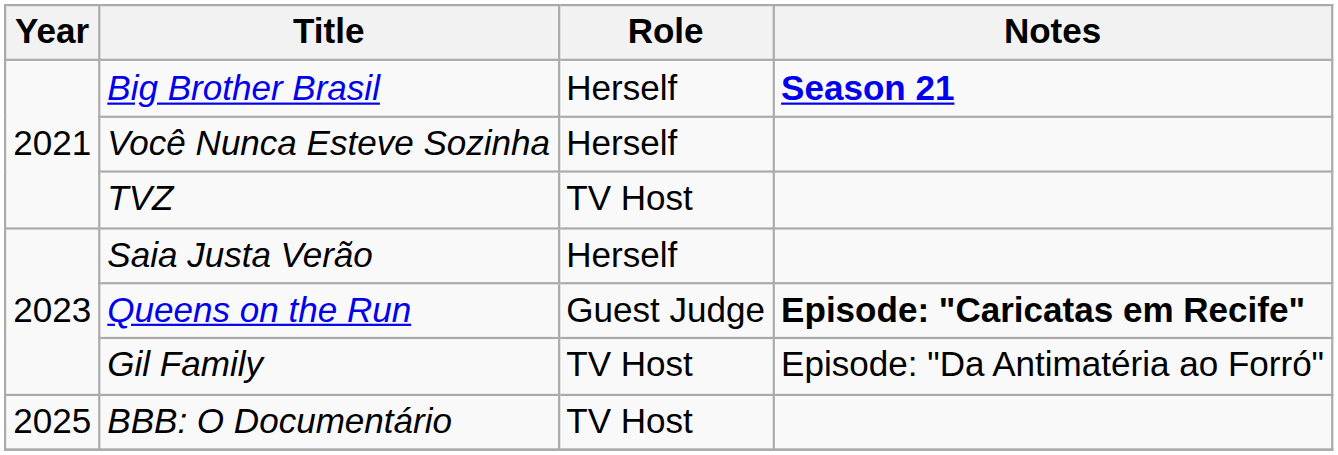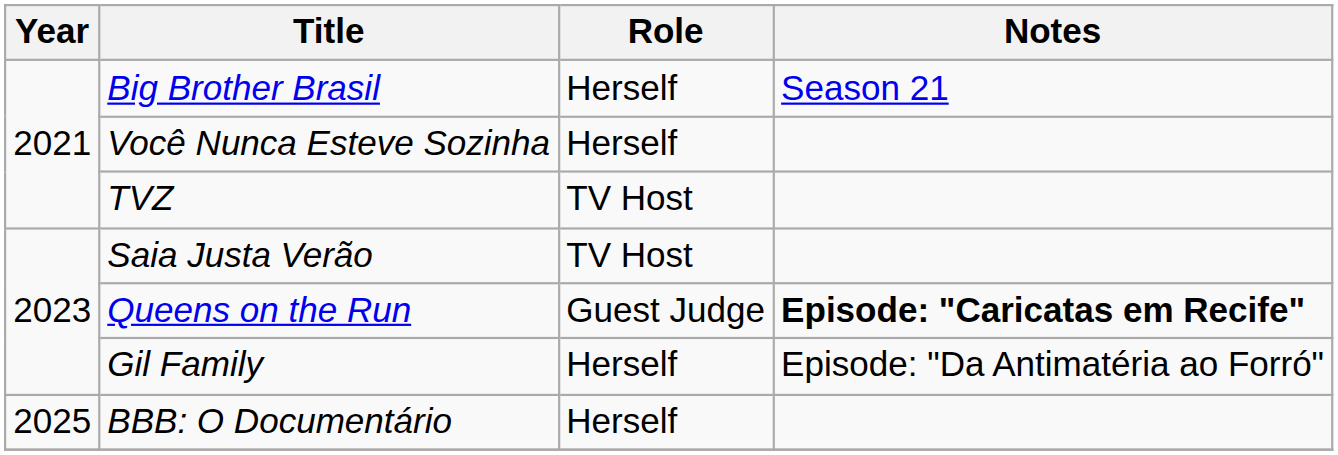(868, 87) bold -> (865, 87) normal
(622, 254) Herself -> (630, 254) TV Host
(630, 365) TV Host -> (622, 365) Herself
(630, 421) TV Host -> (622, 421) Herself
